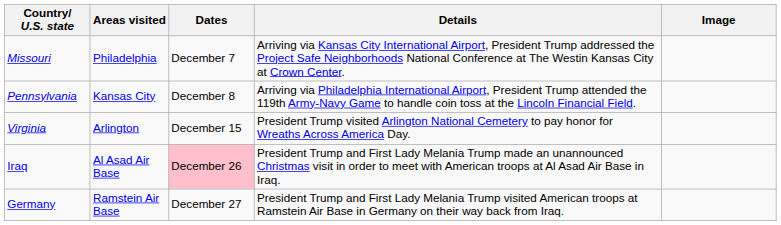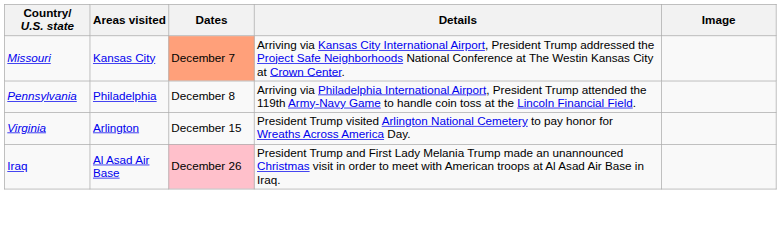(125, 58) Philadelphia -> (124, 58) Kansas City
(203, 58) no background -> (203, 58) lightsalmon background
(124, 96) Kansas City -> (125, 96) Philadelphia
- row: (31, 204)
